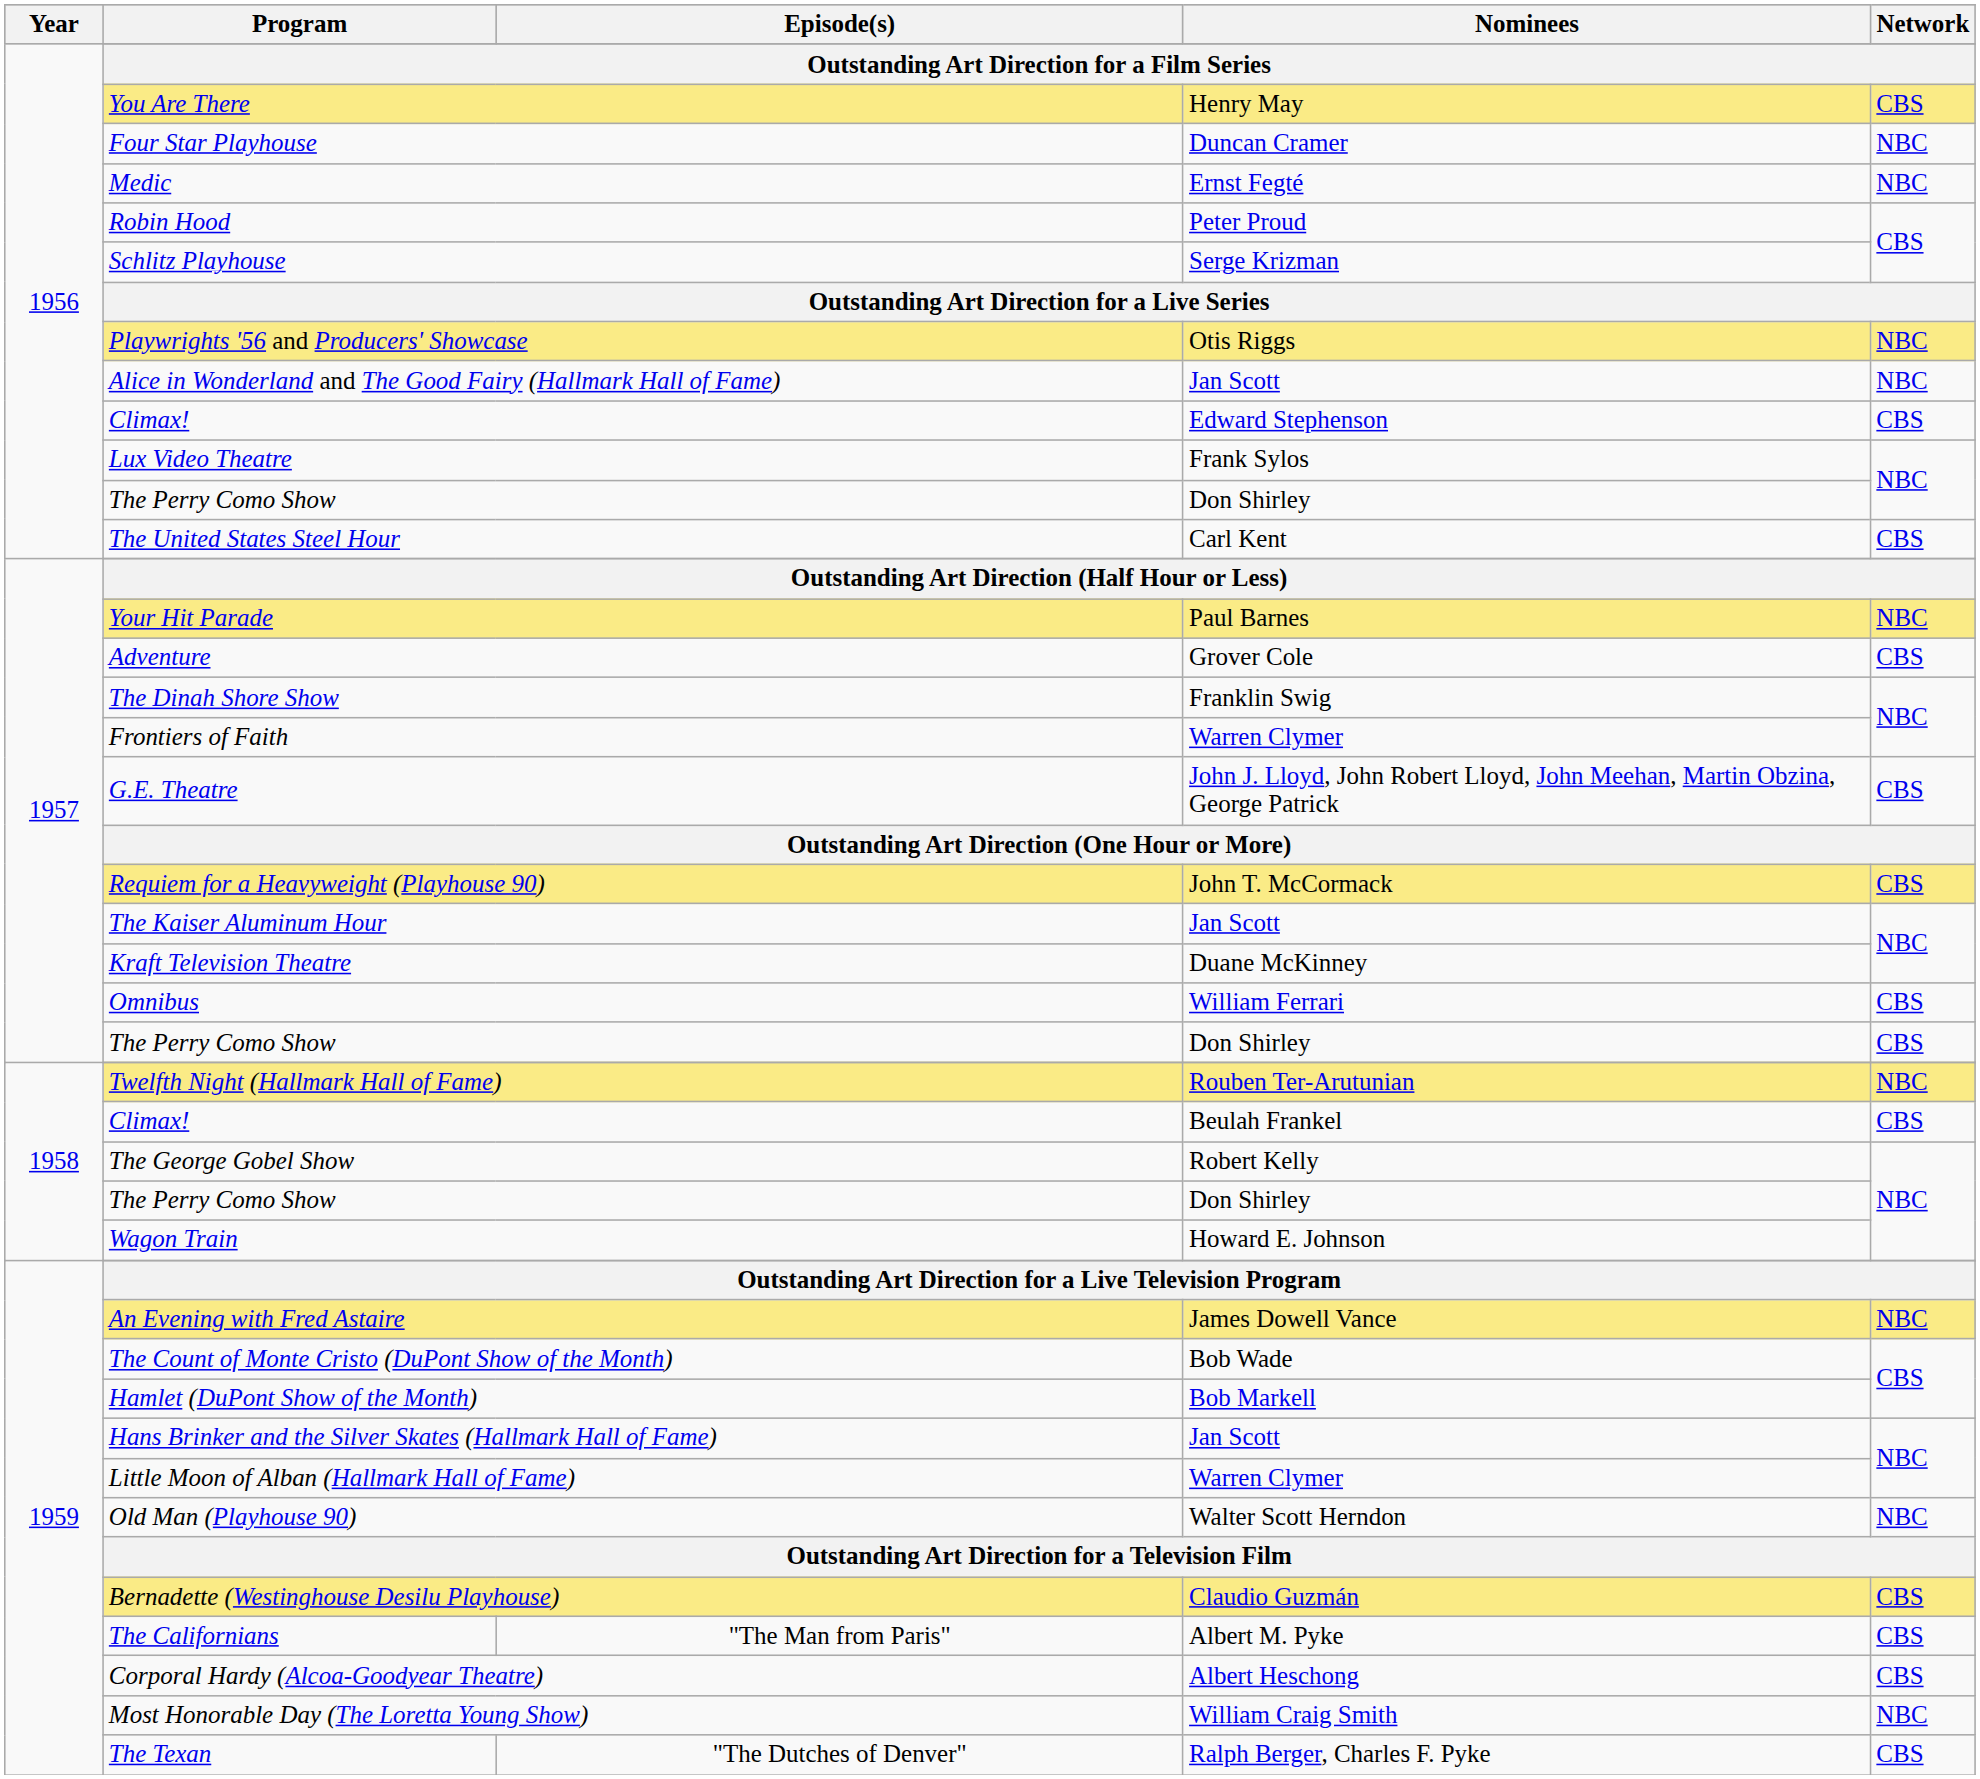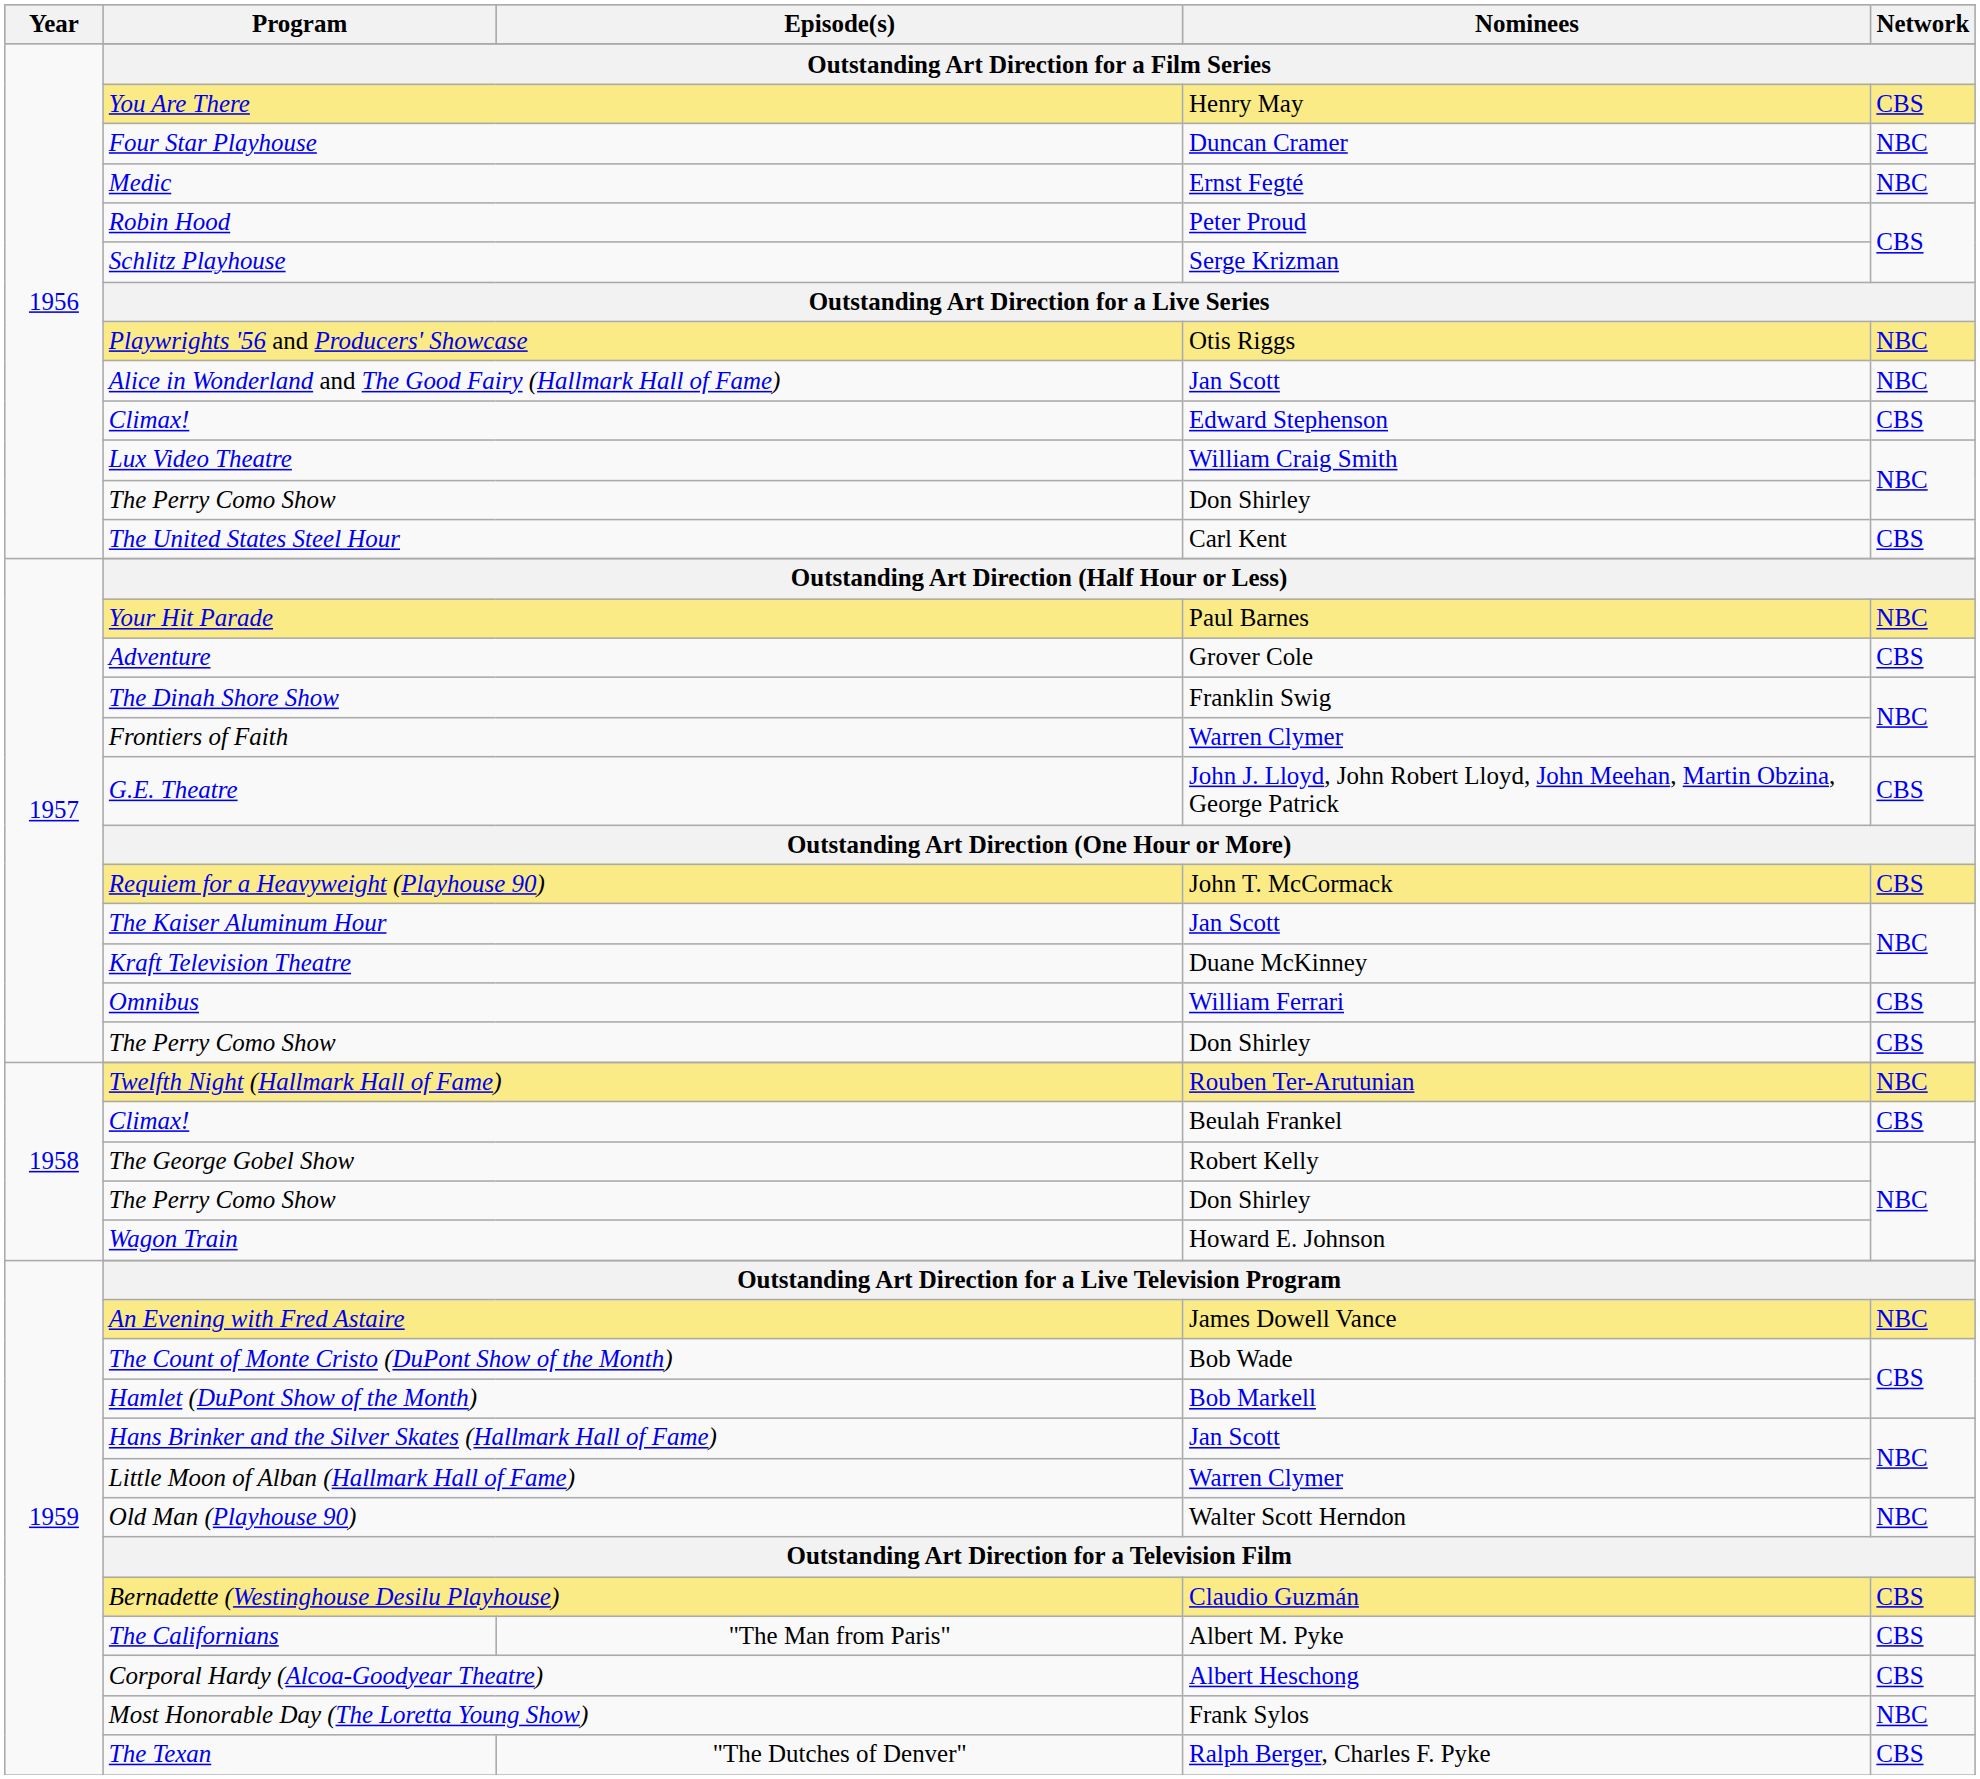(1249, 459) Frank Sylos -> (1293, 459) William Craig Smith
(1293, 1714) William Craig Smith -> (1249, 1714) Frank Sylos
